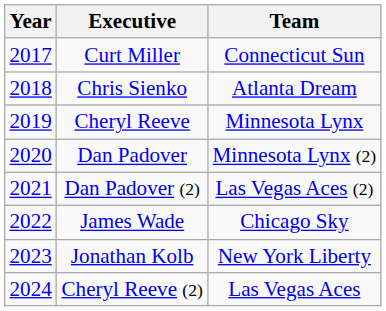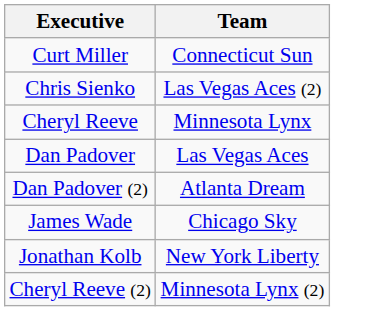- column: (31, 21)
(294, 88) Atlanta Dream -> (242, 88) Las Vegas Aces (2)
(294, 155) Minnesota Lynx (2) -> (242, 155) Las Vegas Aces
(294, 188) Las Vegas Aces (2) -> (242, 188) Atlanta Dream
(294, 289) Las Vegas Aces -> (242, 289) Minnesota Lynx (2)
